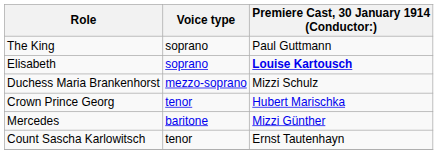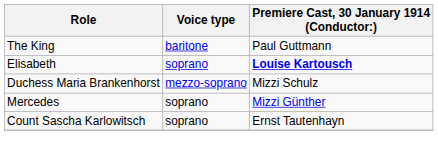(187, 45) soprano -> (187, 45) baritone
- row: (61, 102)
(187, 121) baritone -> (187, 102) soprano
(179, 139) tenor -> (187, 121) soprano
